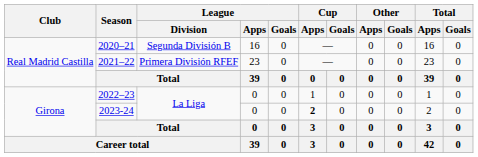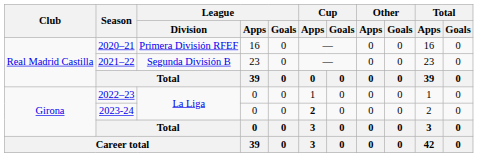(189, 45) Segunda División B -> (189, 45) Primera División RFEF
(189, 62) Primera División RFEF -> (189, 62) Segunda División B
